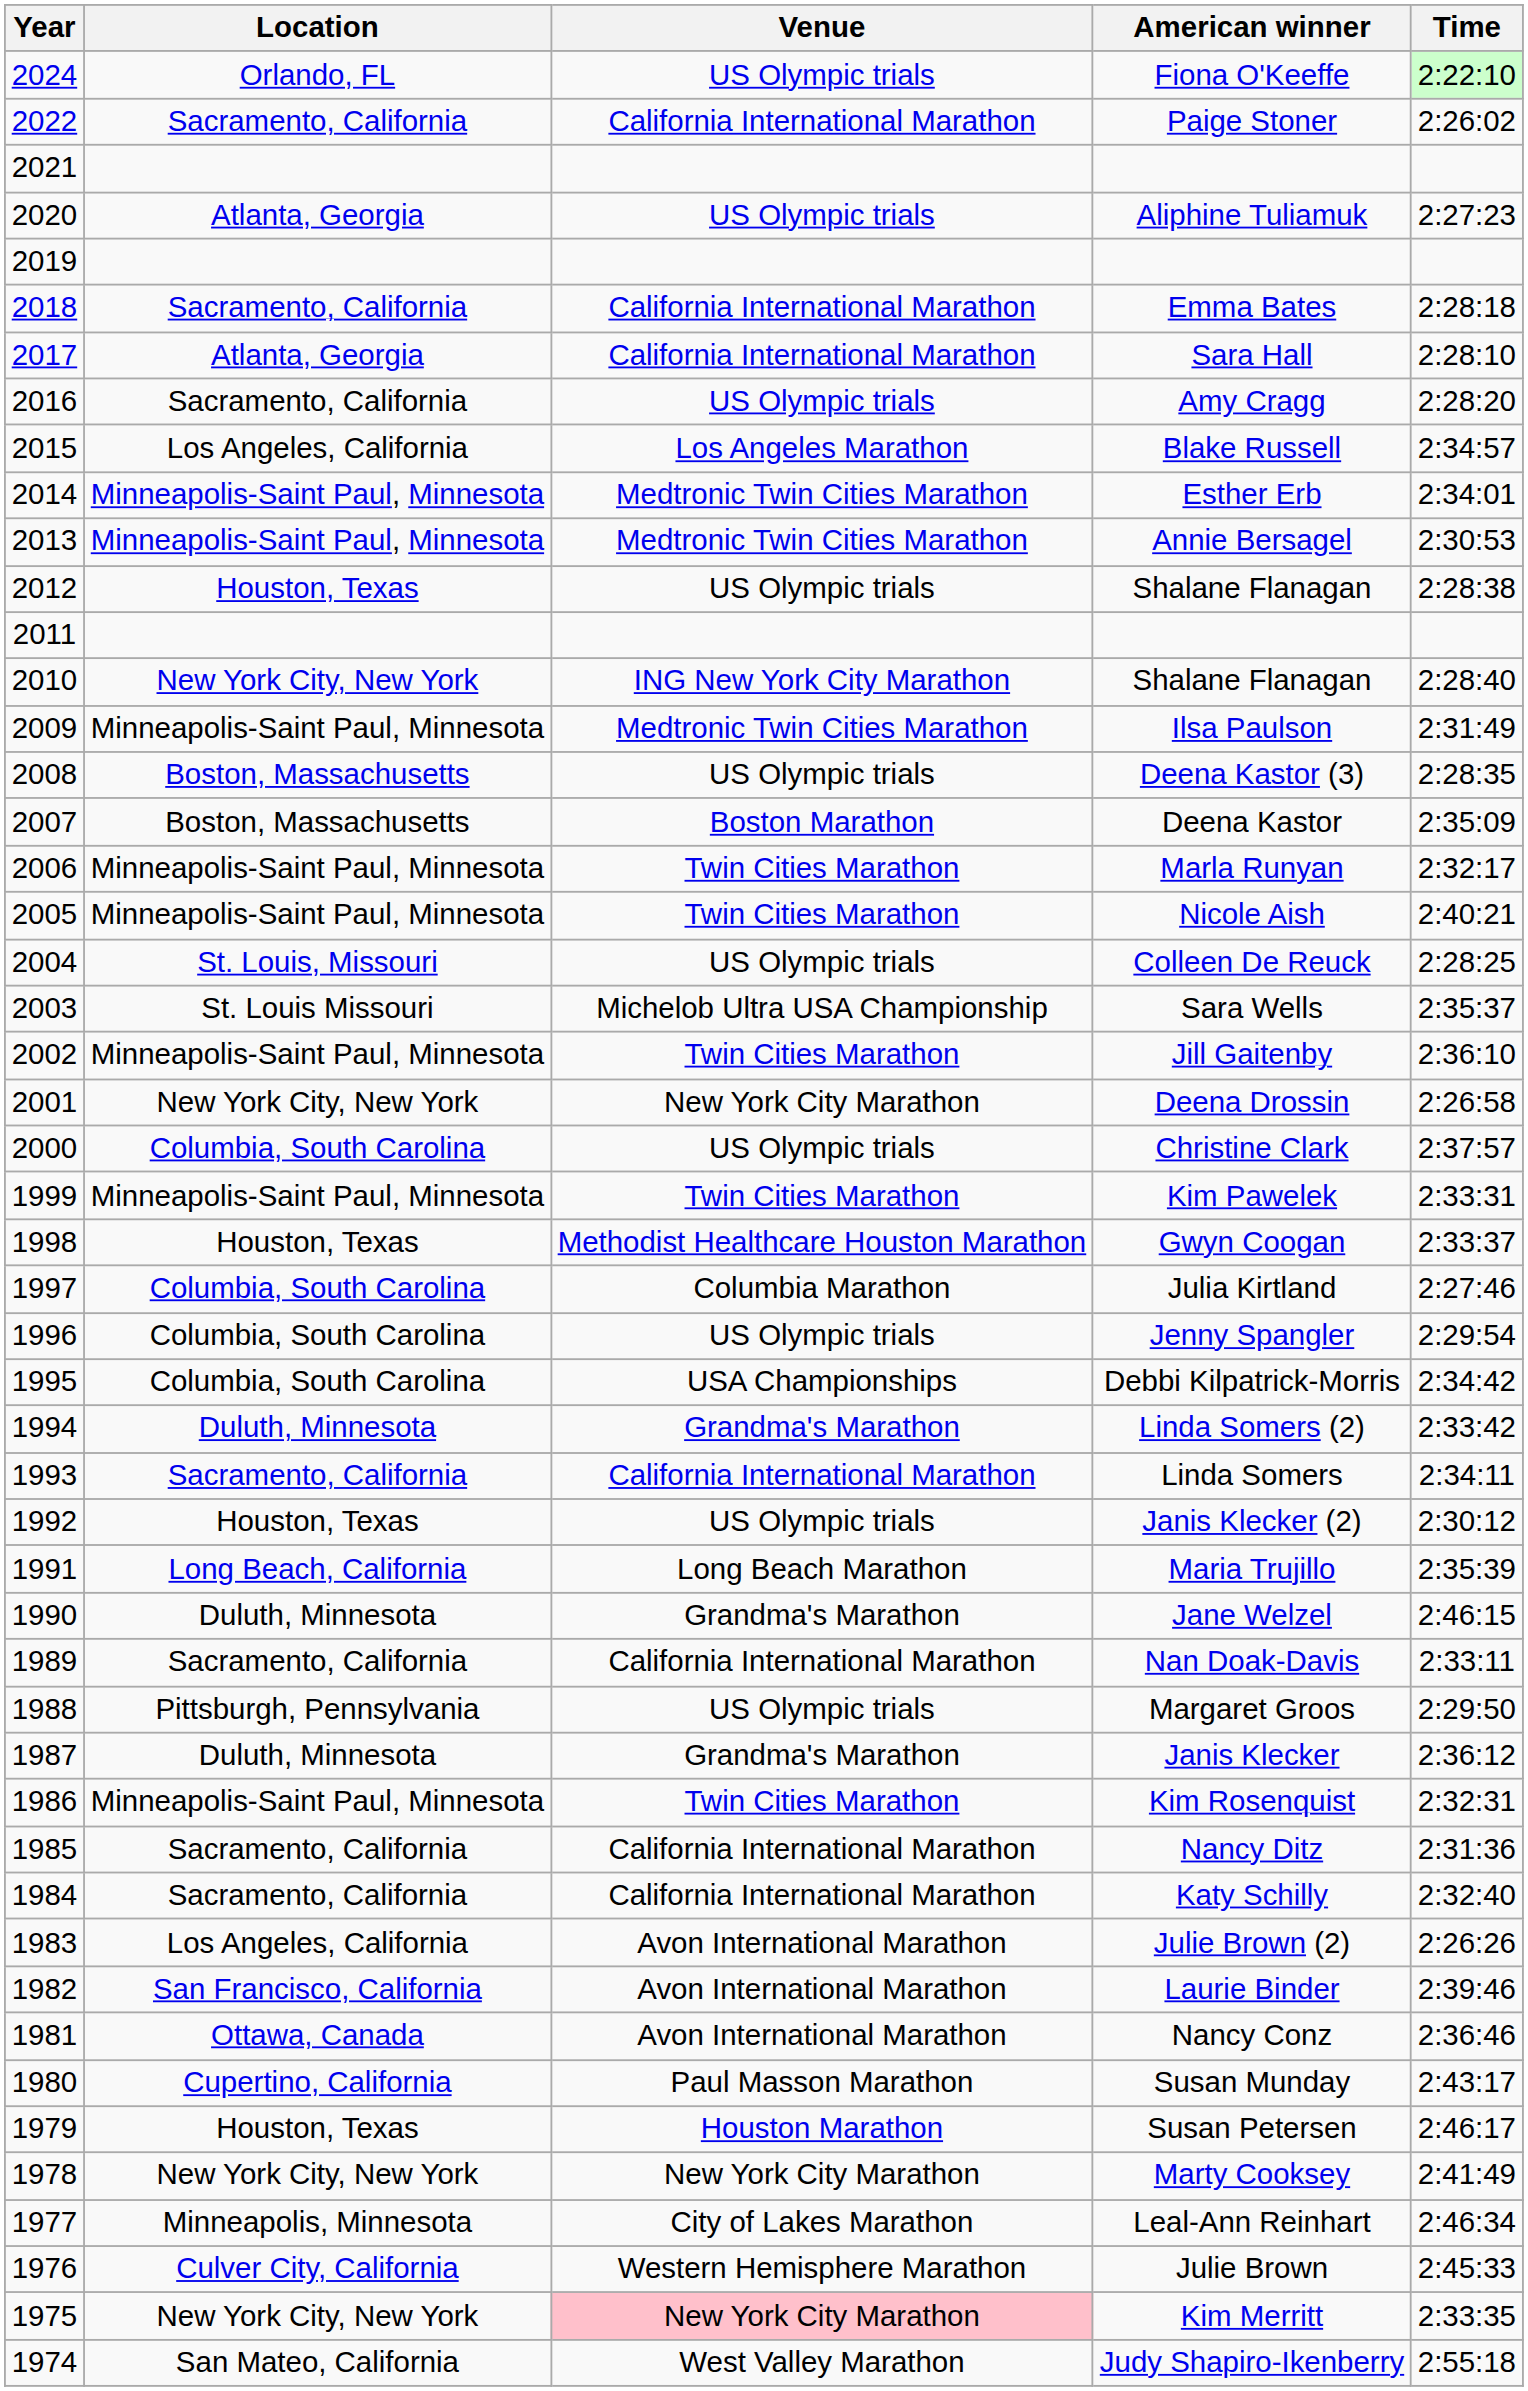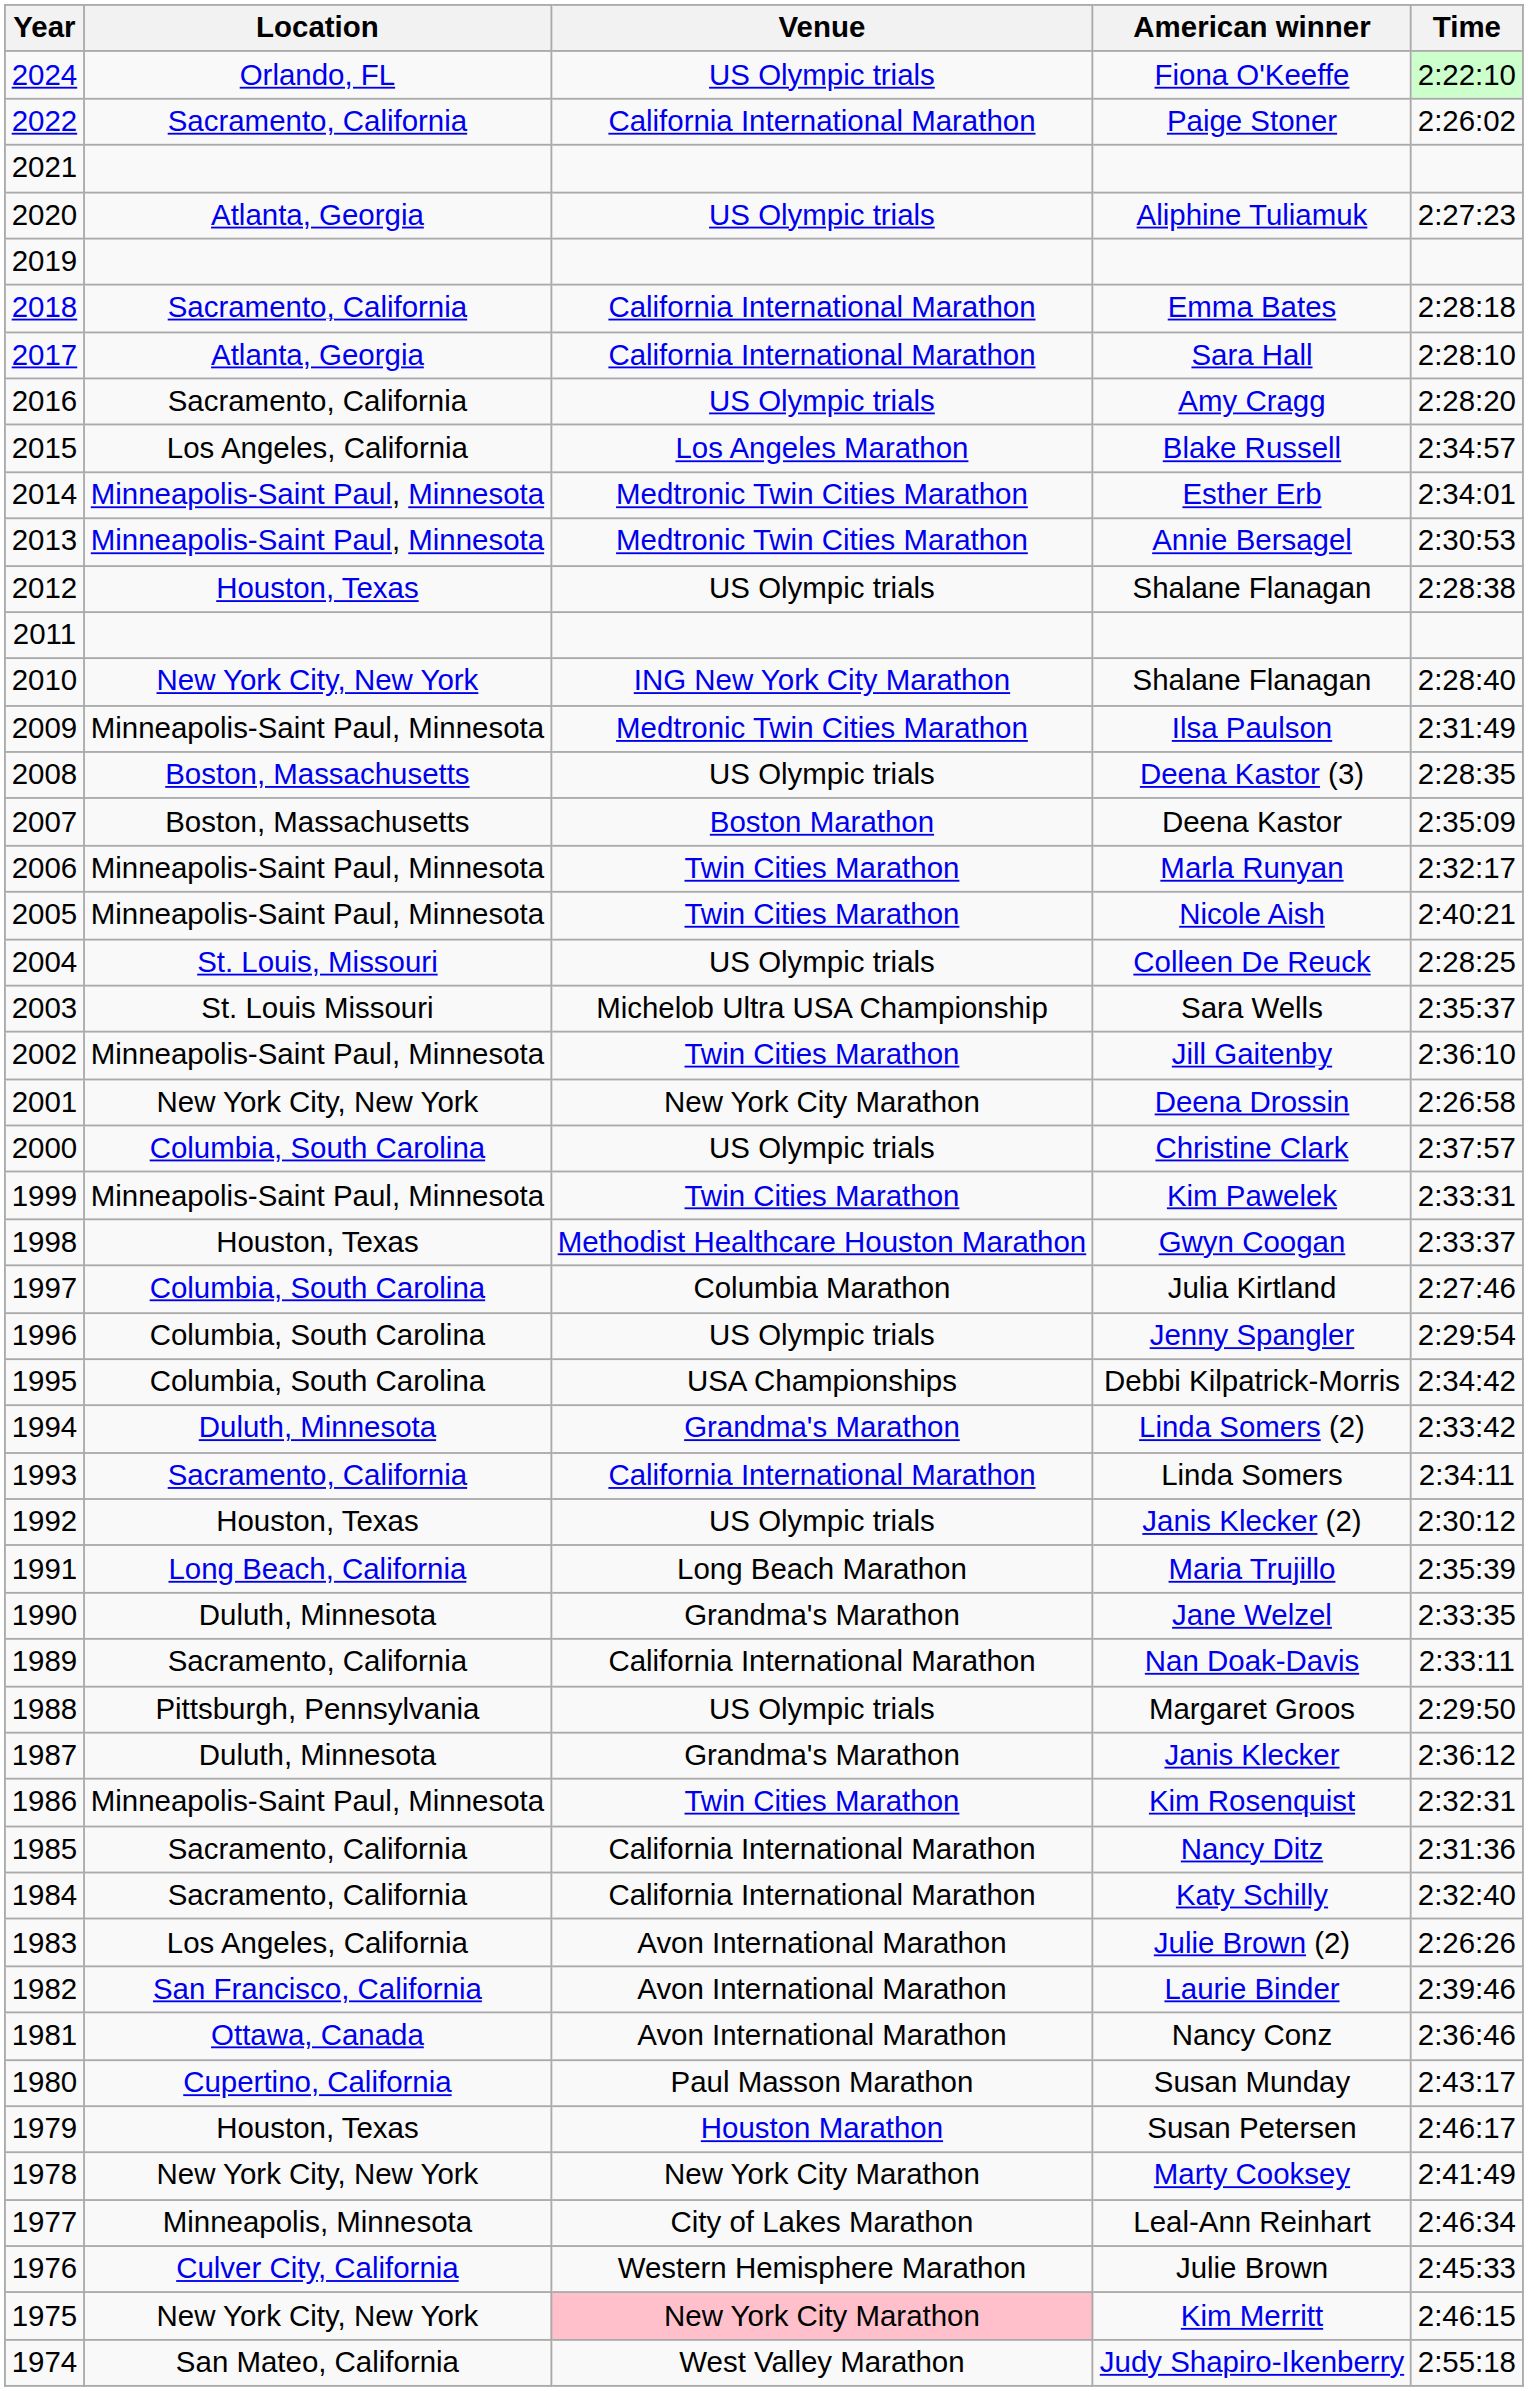(1467, 1615) 2:46:15 -> (1467, 1615) 2:33:35
(1467, 2315) 2:33:35 -> (1467, 2315) 2:46:15
